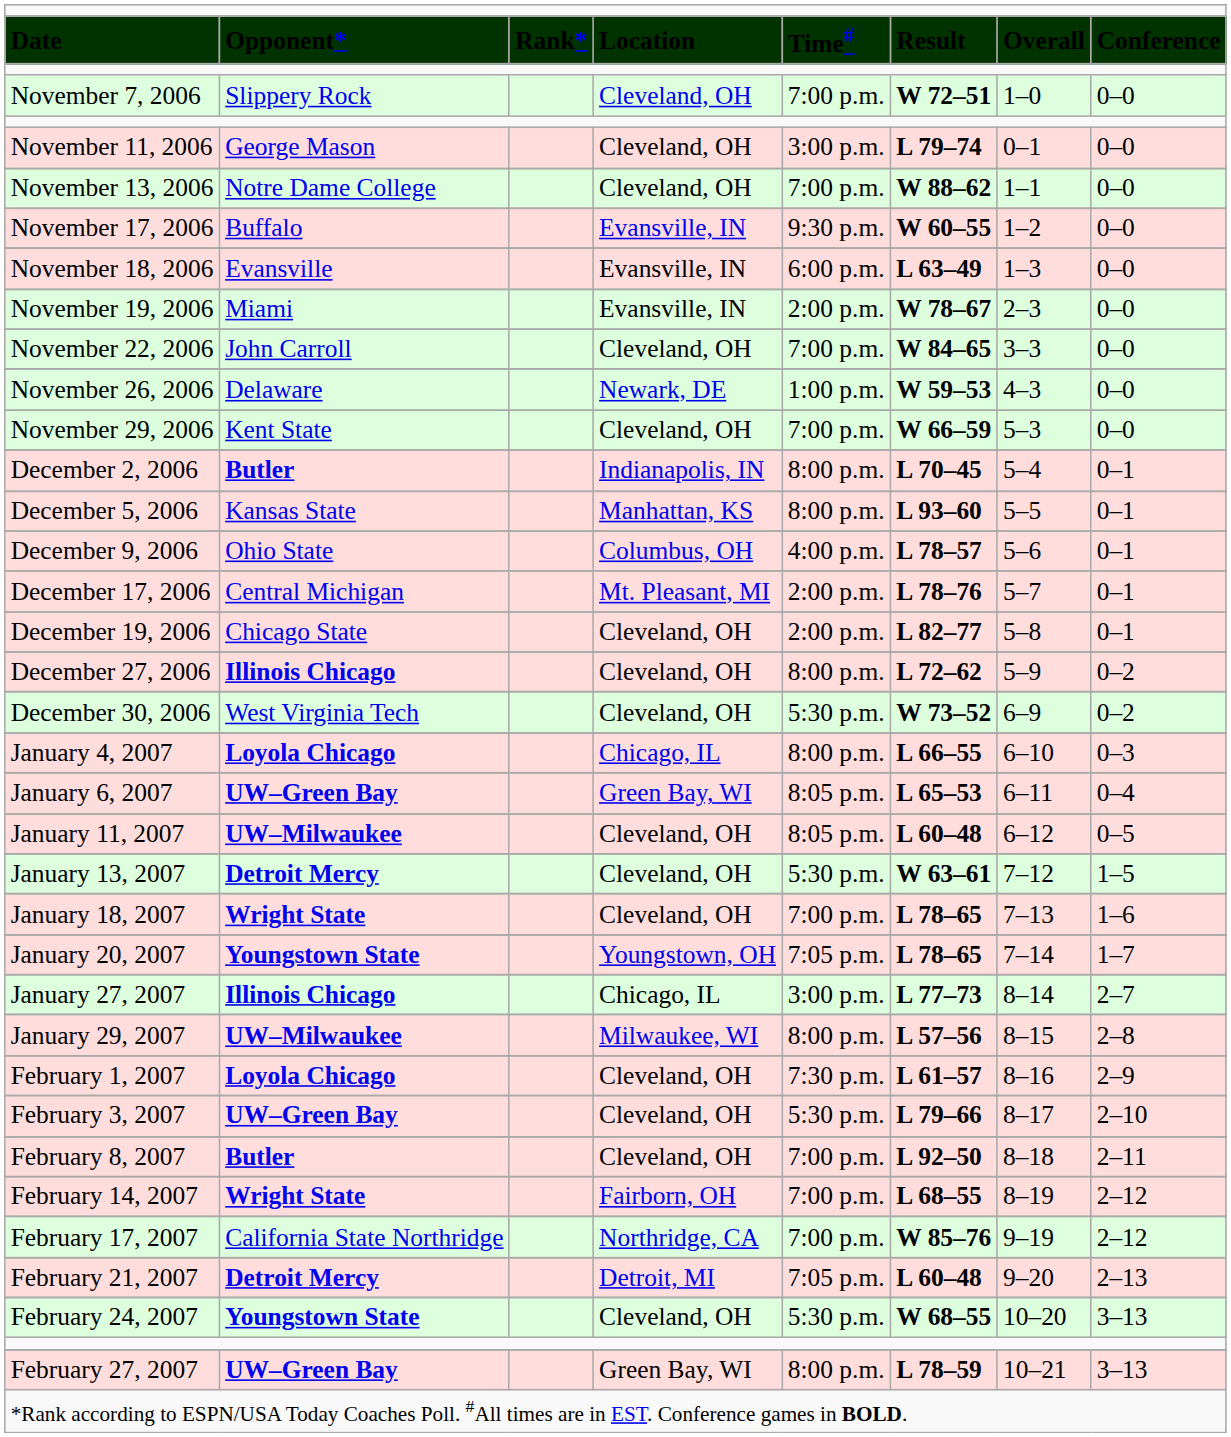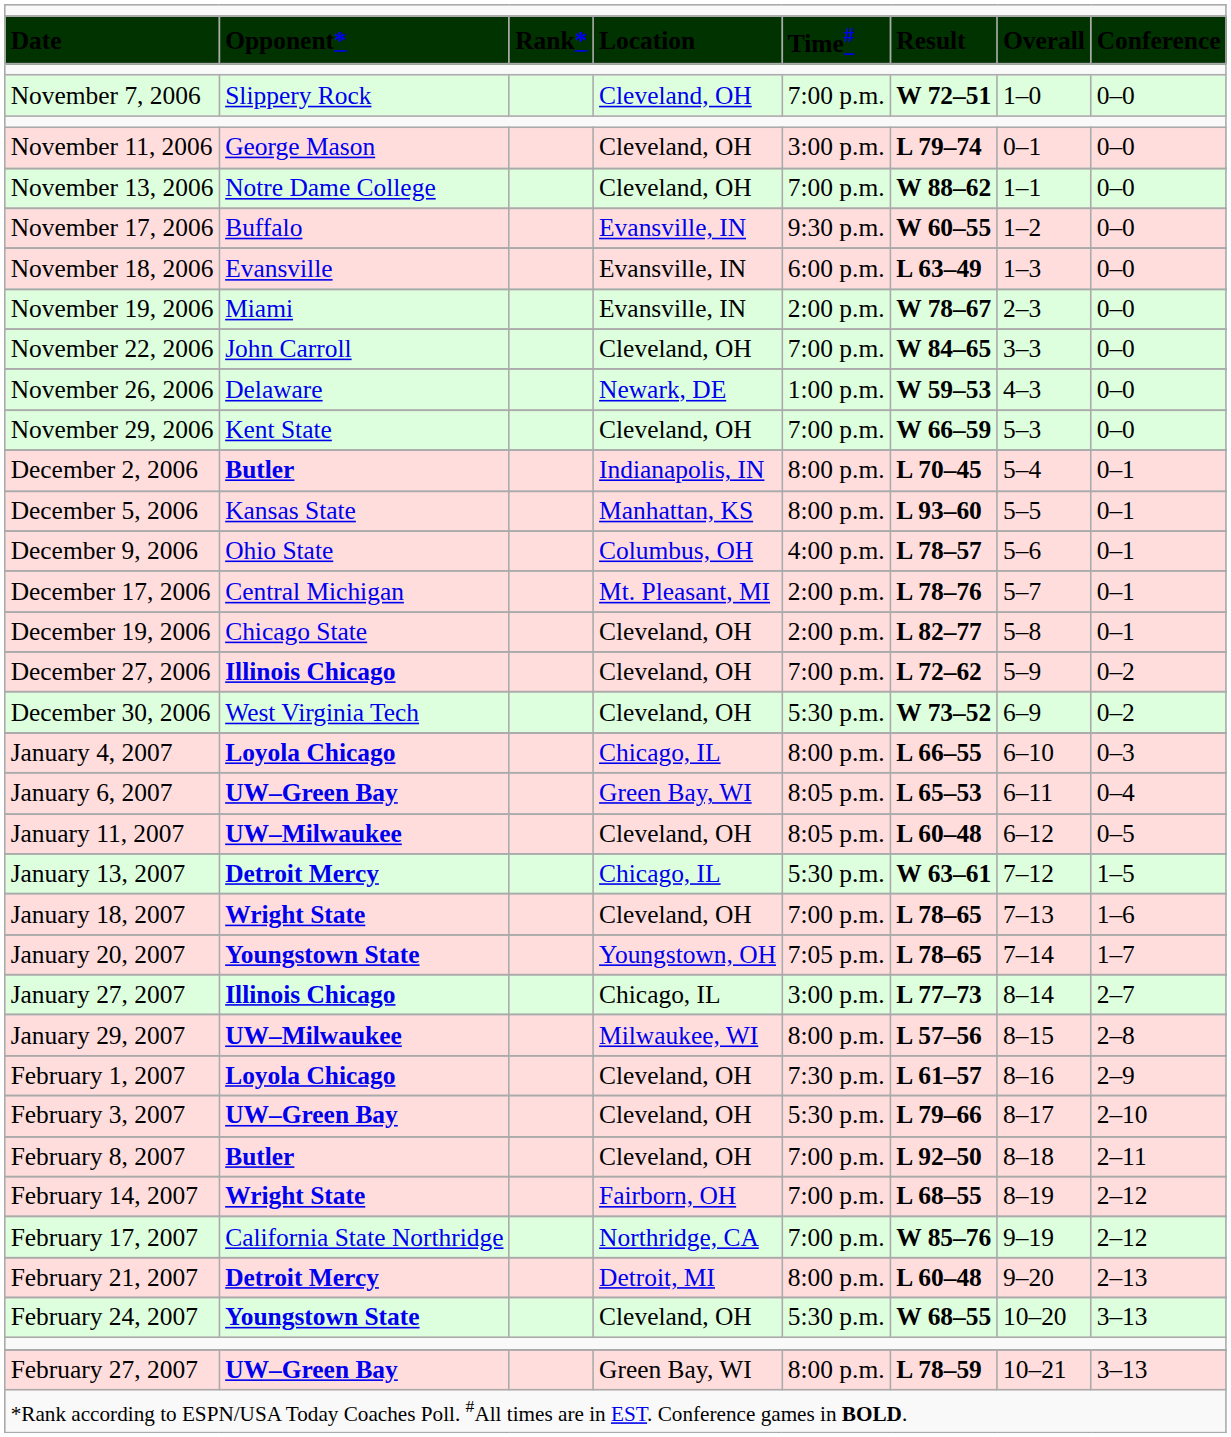(836, 671) 8:00 p.m. -> (836, 671) 7:00 p.m.
(675, 873) Cleveland, OH -> (660, 873) Chicago, IL
(836, 1277) 7:05 p.m. -> (836, 1277) 8:00 p.m.
